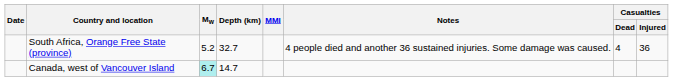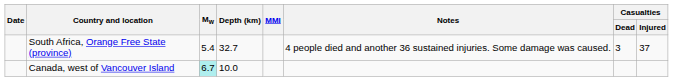(208, 47) 5.2 -> (208, 47) 5.4
(618, 47) 4 -> (618, 47) 3
(645, 47) 36 -> (645, 47) 37
(228, 68) 14.7 -> (228, 68) 10.0
